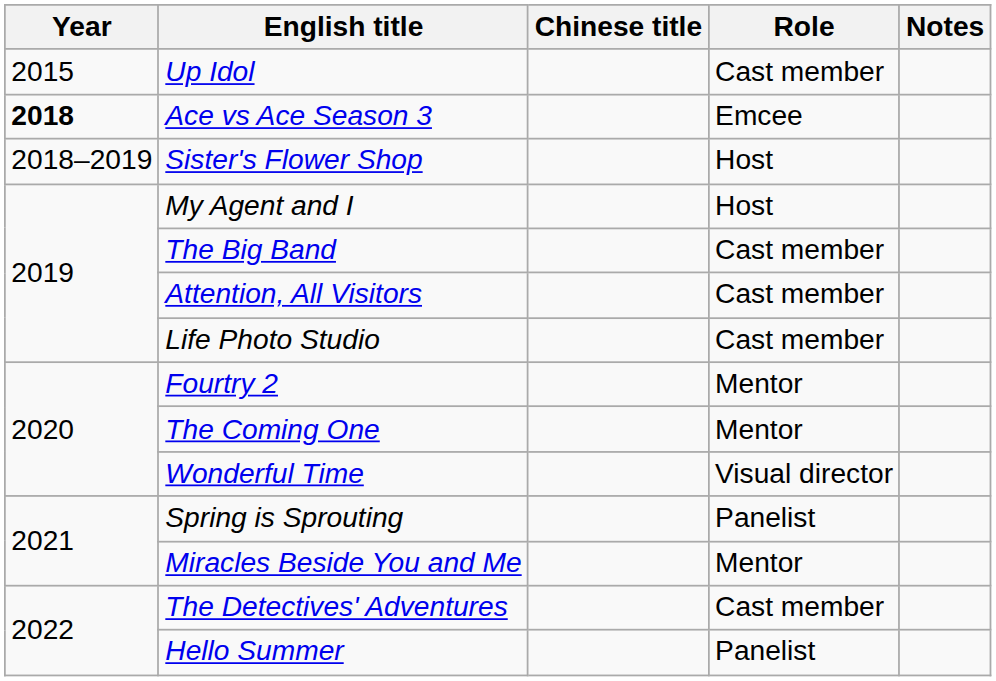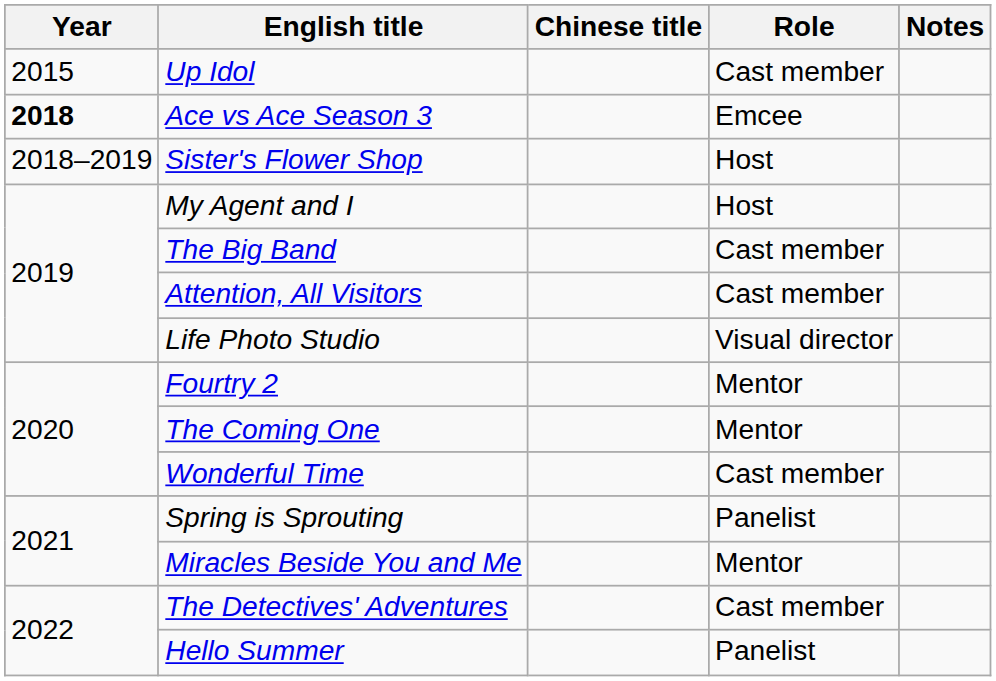(800, 339) Cast member -> (804, 339) Visual director
(804, 473) Visual director -> (800, 473) Cast member
